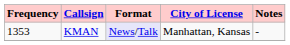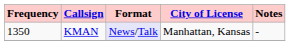(18, 31) 1353 -> (18, 31) 1350
